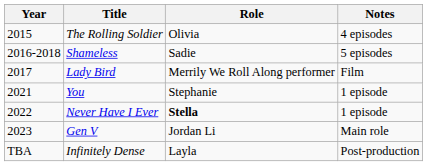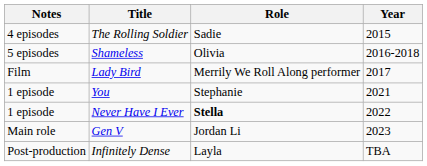columns swapped: (34, 14) <-> (380, 14)
(184, 33) Olivia -> (207, 33) Sadie
(182, 53) Sadie -> (209, 53) Olivia
